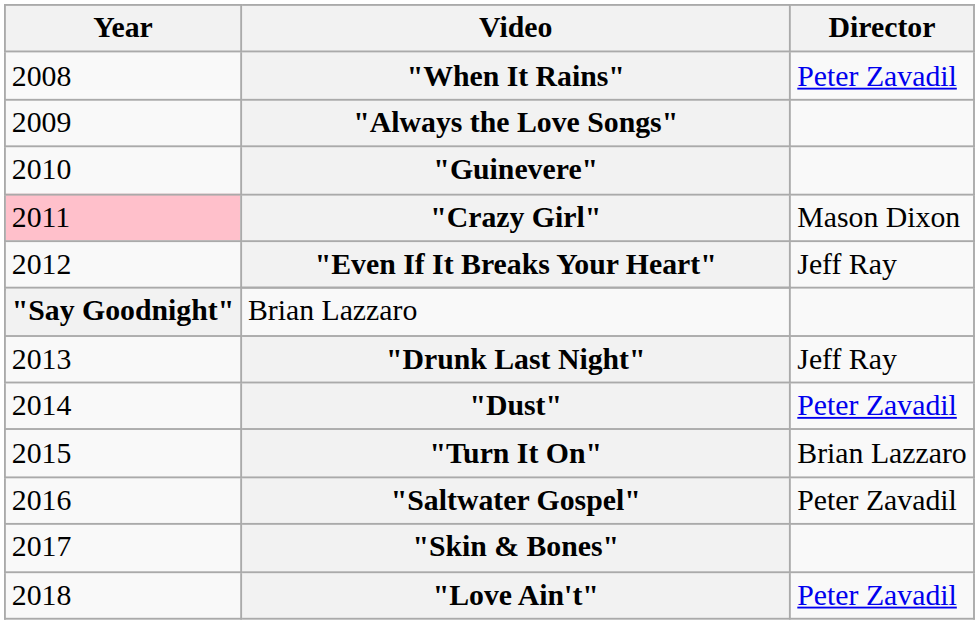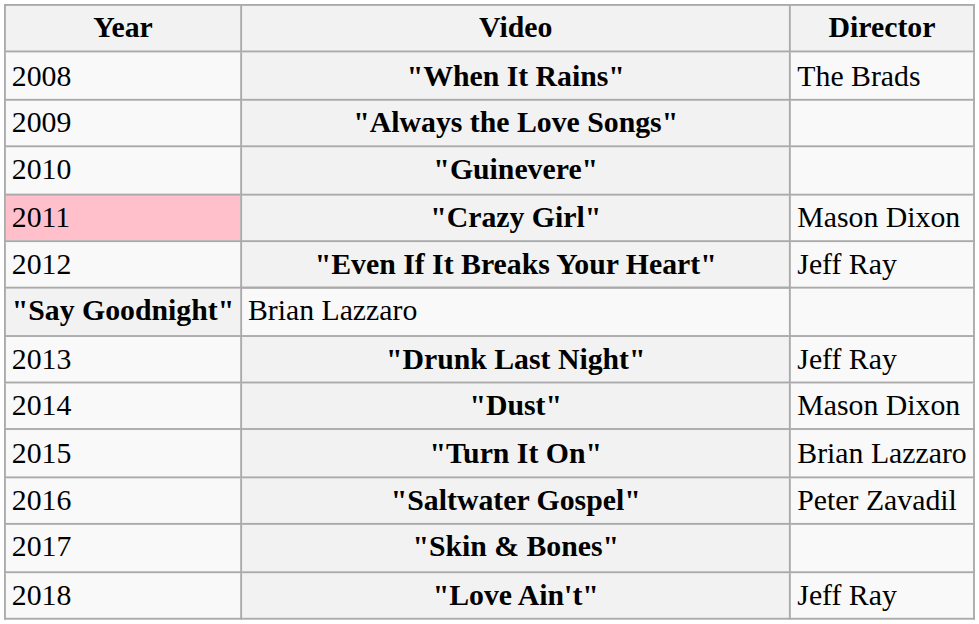(877, 75) Peter Zavadil -> (859, 75) The Brads
(877, 405) Peter Zavadil -> (879, 405) Mason Dixon
(877, 594) Peter Zavadil -> (847, 594) Jeff Ray
